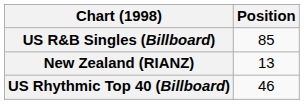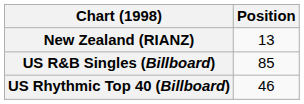rows swapped: (119, 63) <-> (119, 39)
